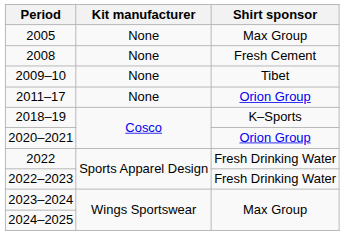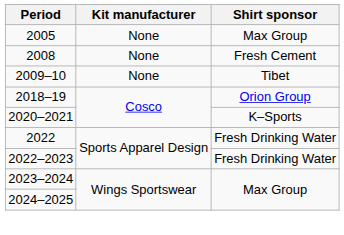- row: (41, 96)
(275, 117) K–Sports -> (275, 96) Orion Group
(275, 138) Orion Group -> (275, 117) K–Sports
